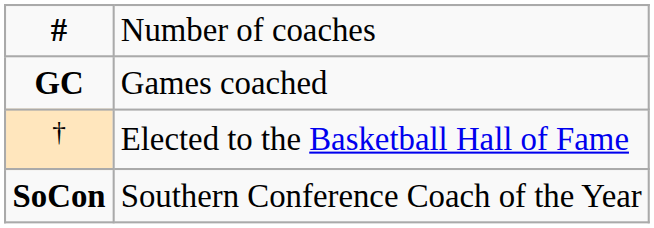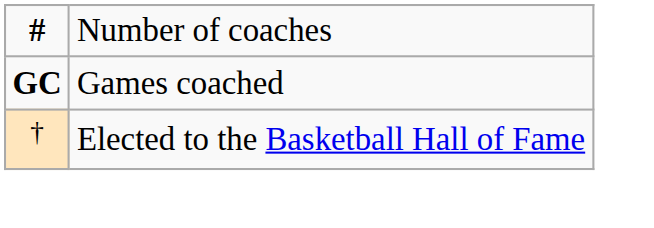- row: (59, 195)
